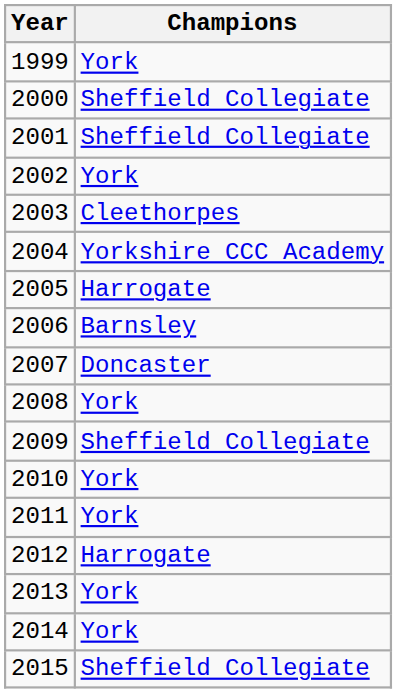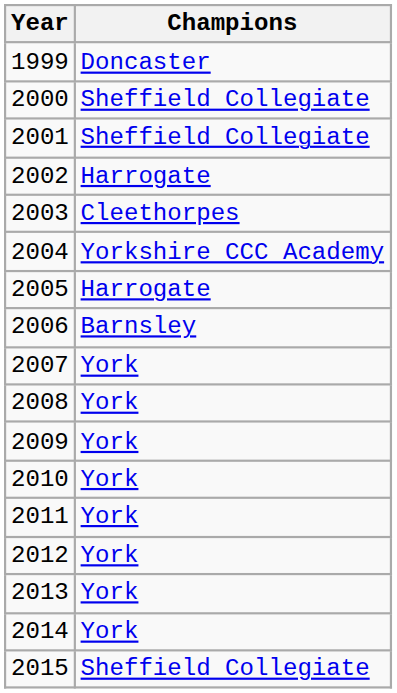(110, 62) York -> (146, 62) Doncaster
(110, 176) York -> (146, 176) Harrogate
(146, 366) Doncaster -> (110, 366) York
(225, 442) Sheffield Collegiate -> (110, 442) York
(146, 555) Harrogate -> (110, 555) York
